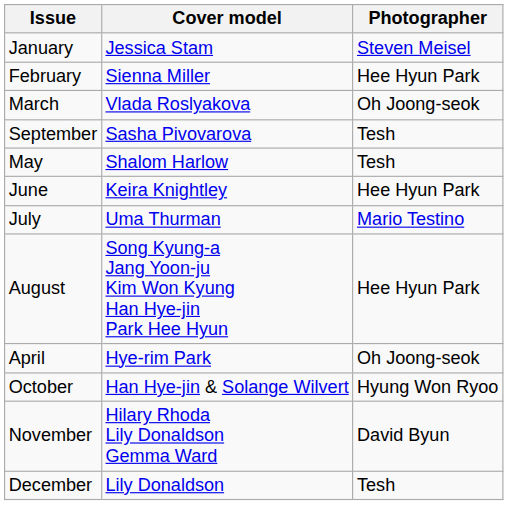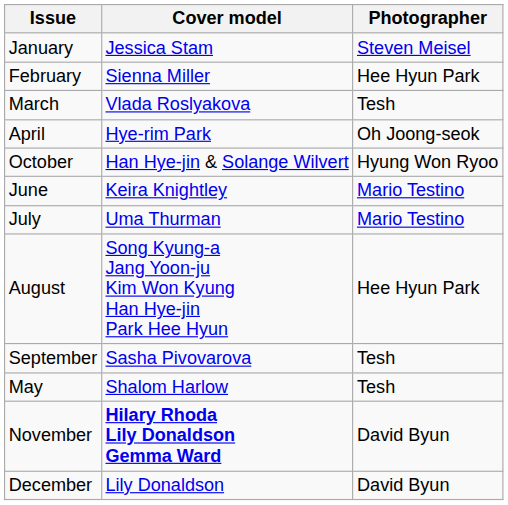(418, 104) Oh Joong-seok -> (376, 104) Tesh
rows swapped: (27, 358) <-> (53, 133)
rows swapped: (26, 162) <-> (41, 386)
(418, 190) Hee Hyun Park -> (411, 190) Mario Testino
(165, 435) normal -> (170, 435) bold
(376, 484) Tesh -> (403, 484) David Byun
